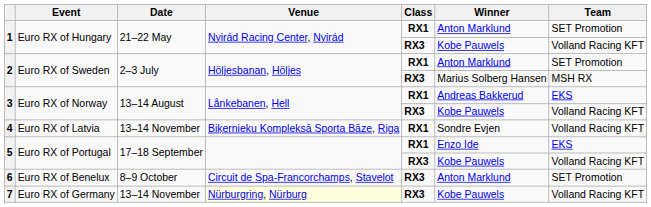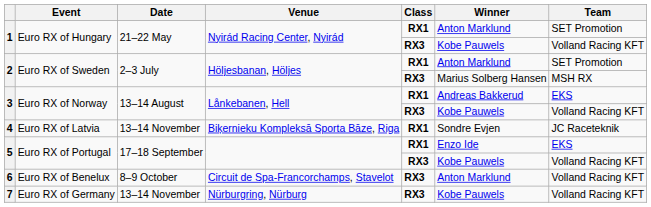(598, 128) Volland Racing KFT -> (585, 128) JC Raceteknik
(587, 177) SET Promotion -> (598, 177) Volland Racing KFT
(257, 194) lightyellow background -> (257, 194) no background
